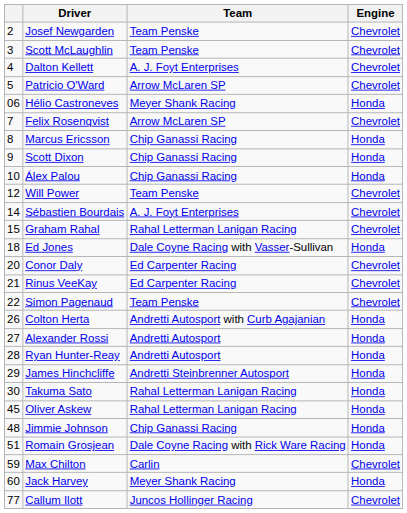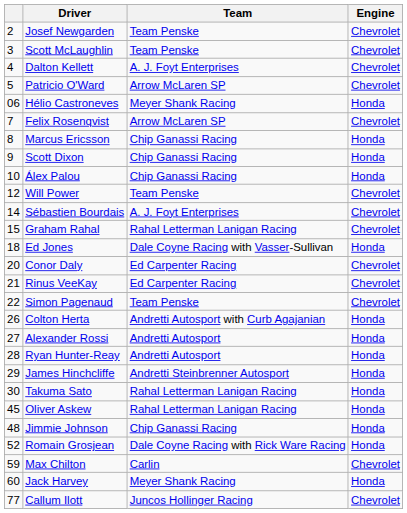(13, 445) 51 -> (13, 445) 52
